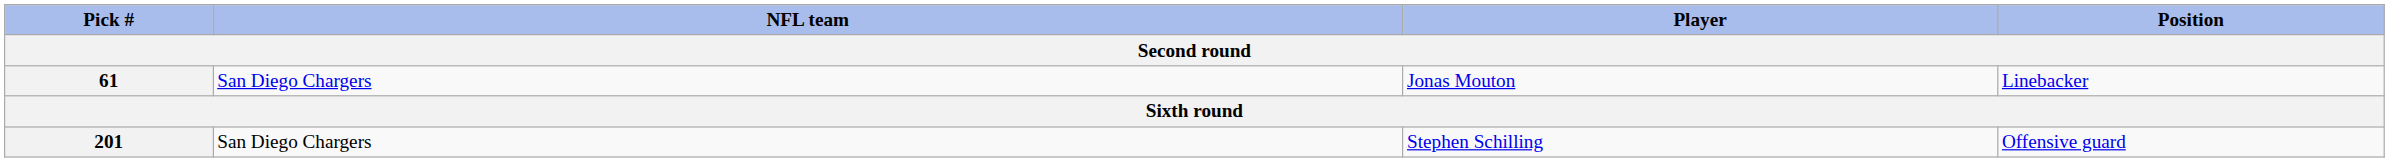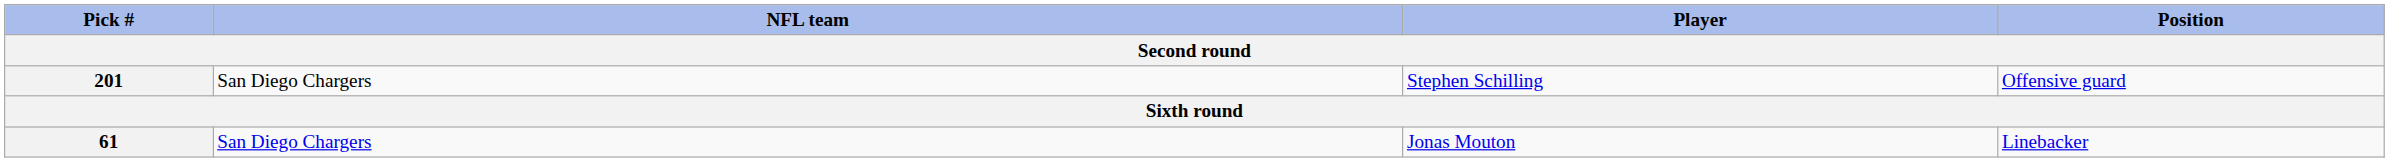rows swapped: (109, 80) <-> (109, 141)
